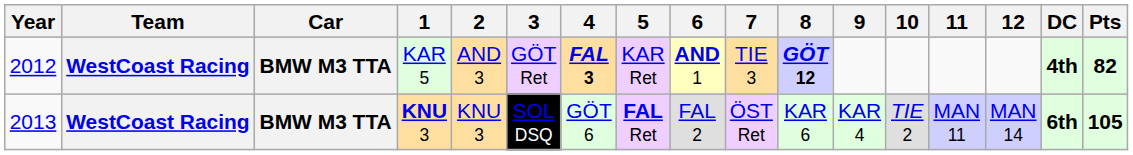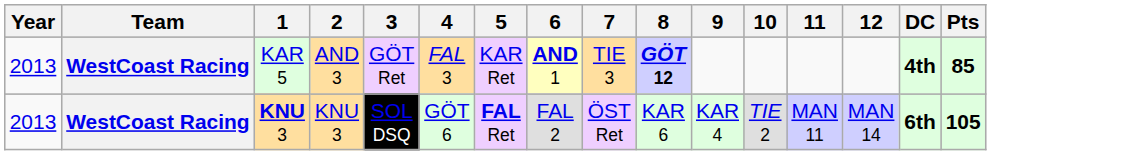- column: (326, 21)
(33, 65) 2012 -> (33, 65) 2013
(589, 65) bold -> (447, 65) normal
(1105, 65) 82 -> (963, 65) 85
